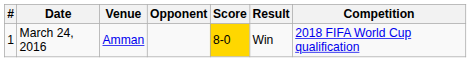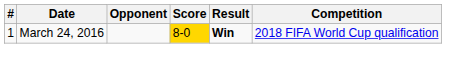- column: (123, 14)
(263, 40) normal -> (223, 33) bold
